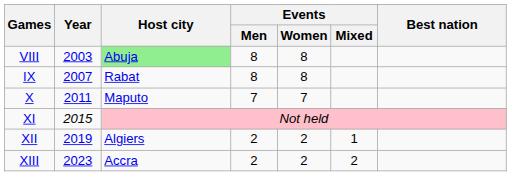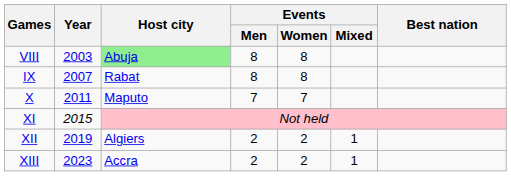(354, 160) 2 -> (354, 160) 1
